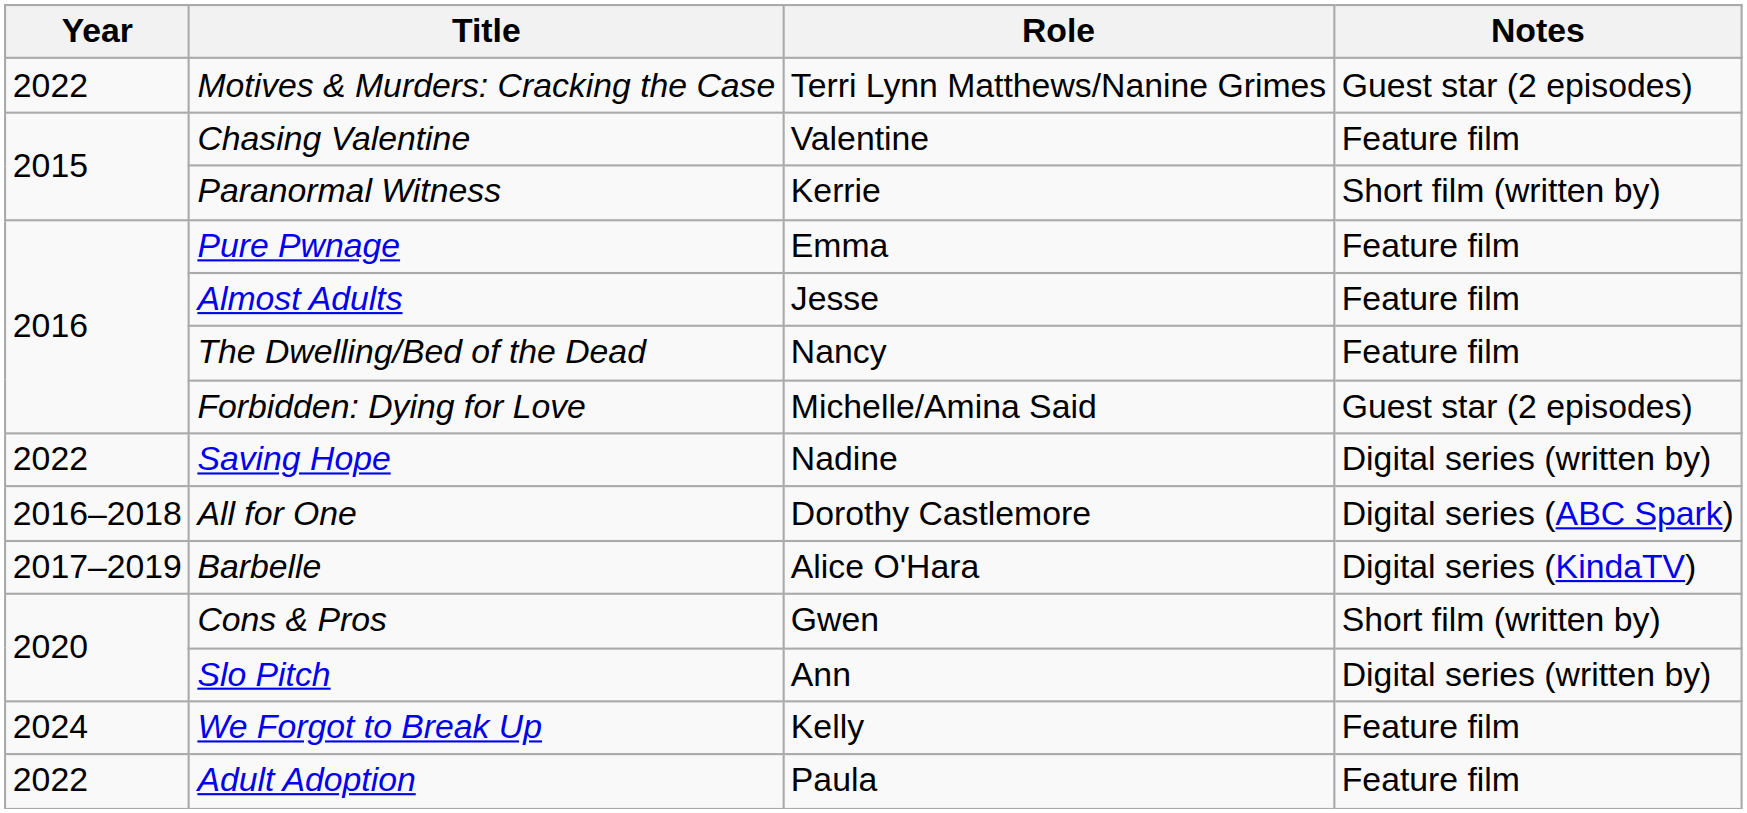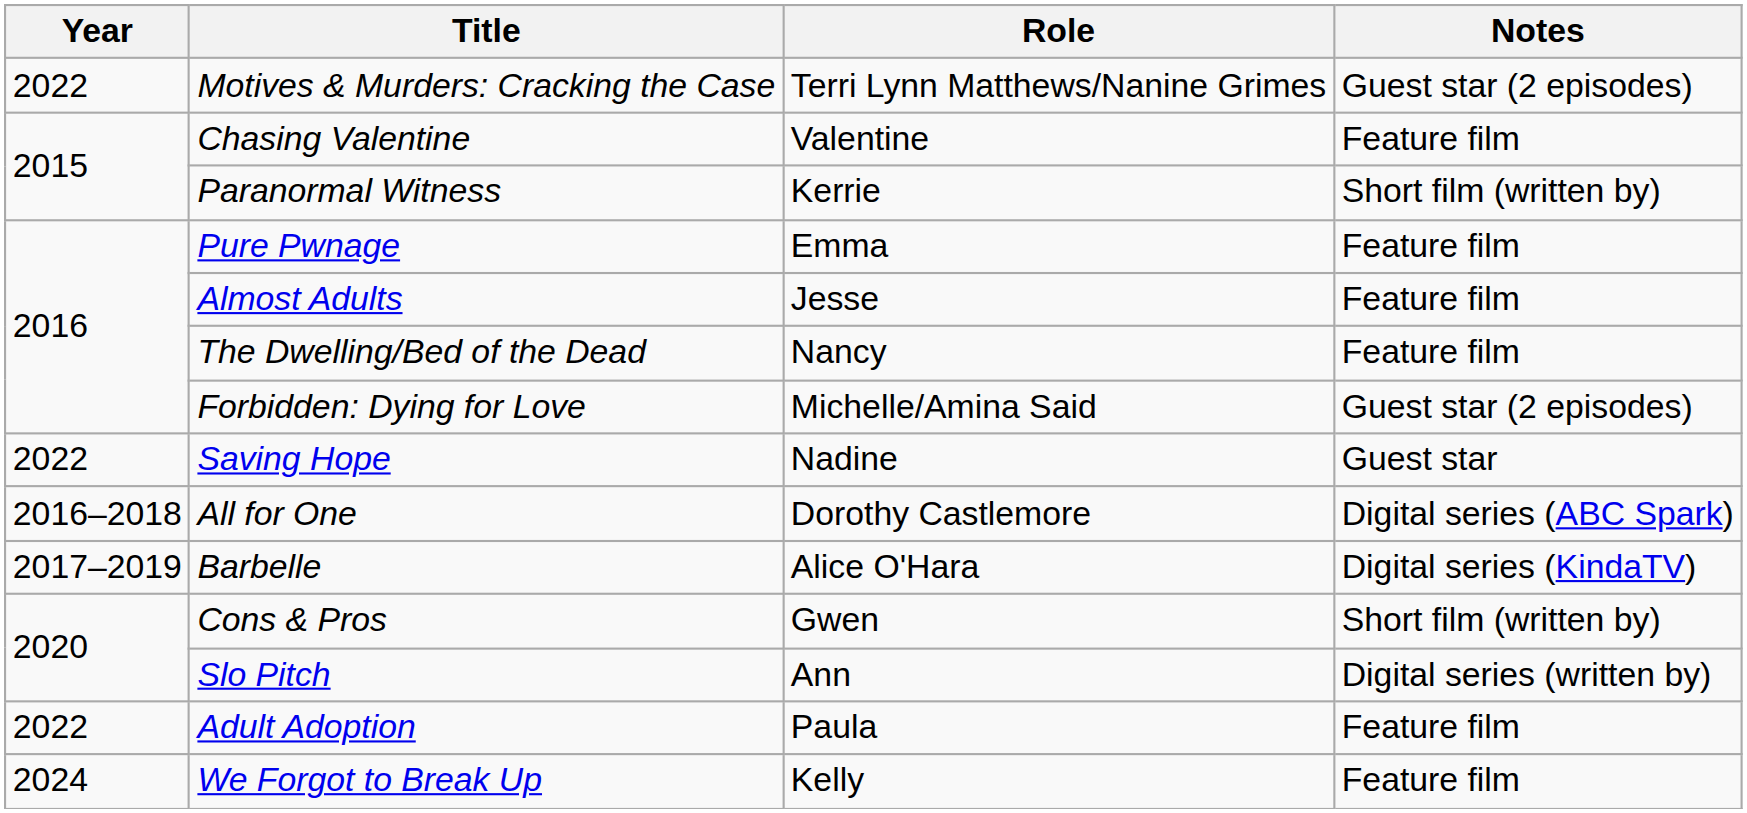(1527, 459) Digital series (written by) -> (1420, 459) Guest star
rows swapped: (307, 780) <-> (370, 727)
